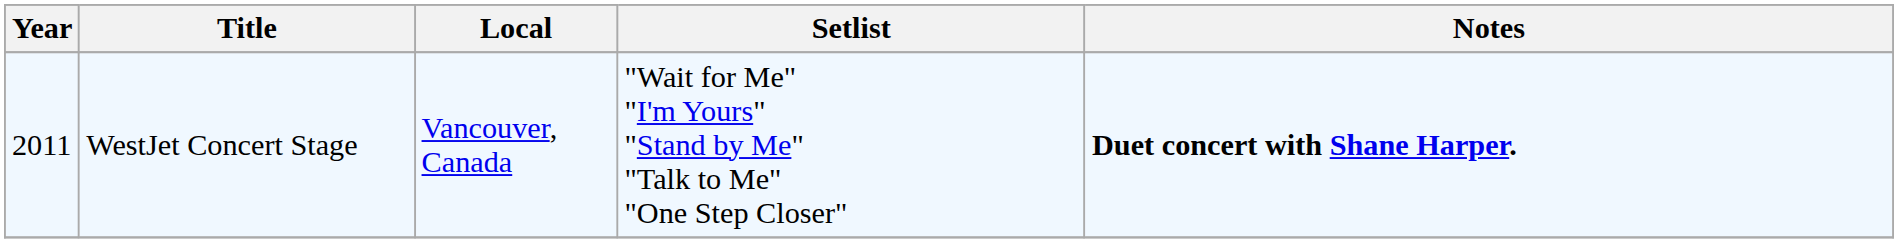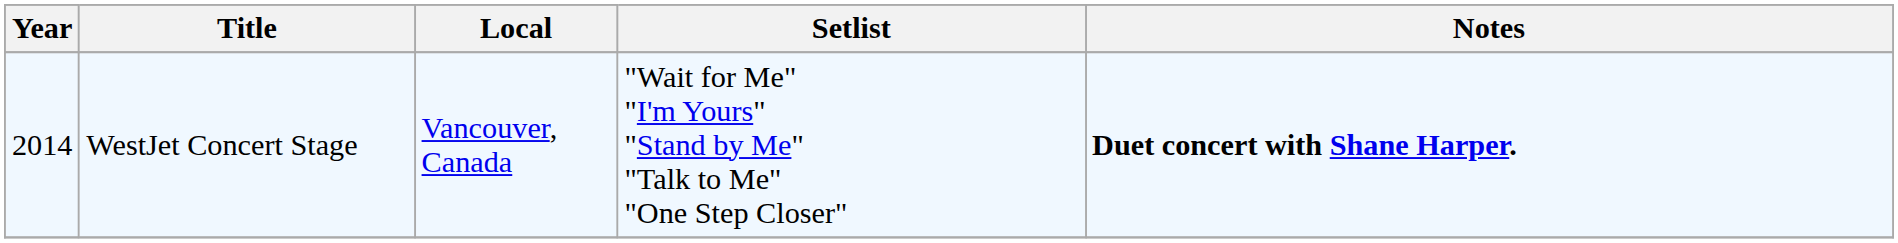(42, 144) 2011 -> (42, 144) 2014
